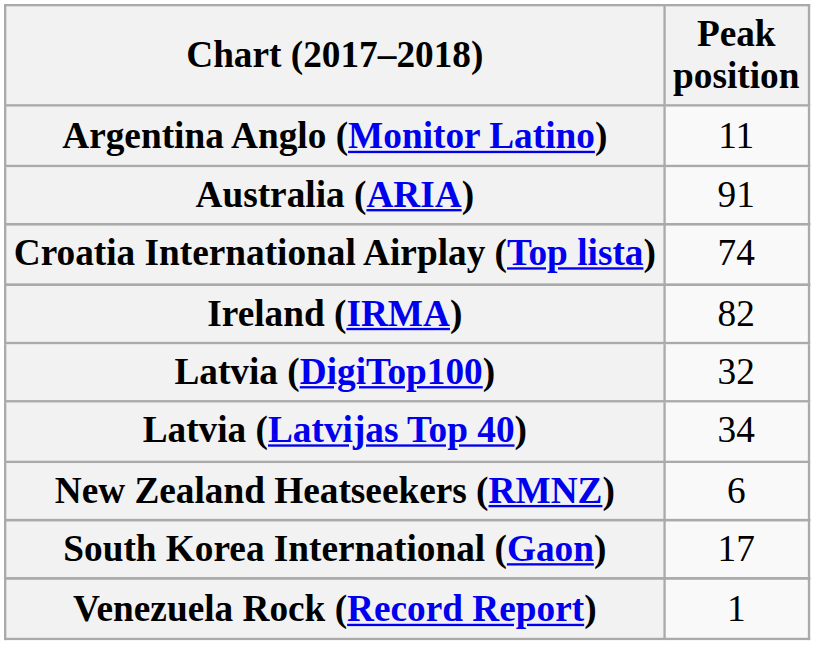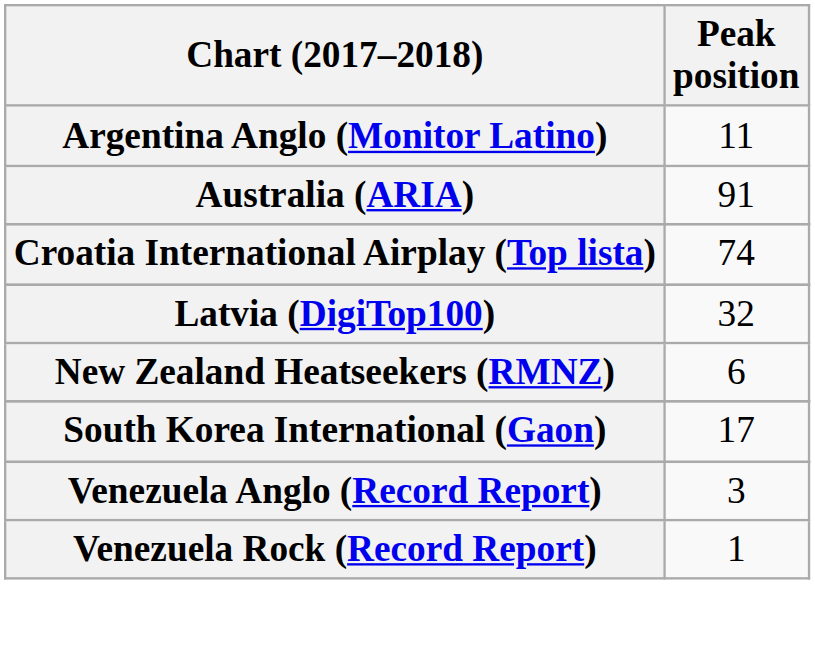- row: (335, 312)
- row: (335, 430)
+ row: (335, 489)
